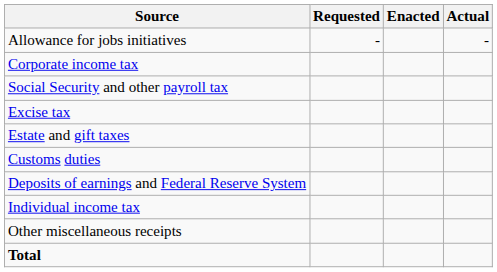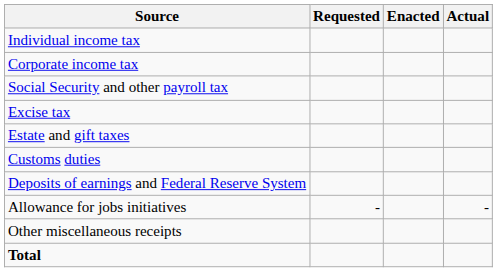rows swapped: (74, 207) <-> (97, 40)
